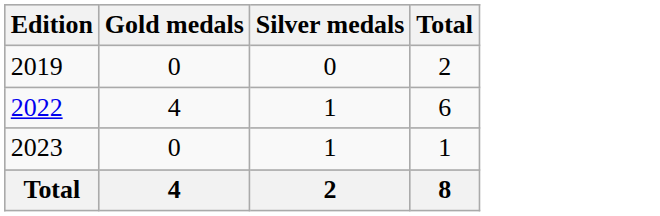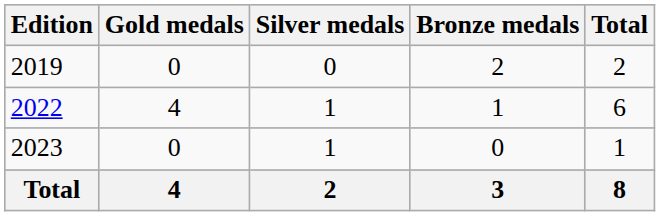+ column: (498, 25)
